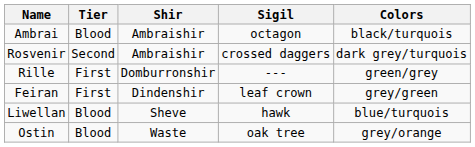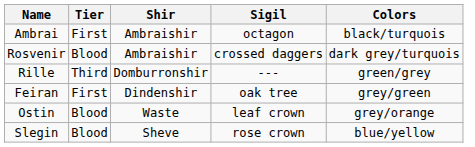(93, 34) Blood -> (90, 34) First
(93, 54) Second -> (90, 54) Blood
(93, 73) First -> (90, 73) Third
(276, 93) leaf crown -> (268, 93) oak tree
- row: (36, 113)
(276, 133) oak tree -> (268, 113) leaf crown
+ row: (36, 133)
